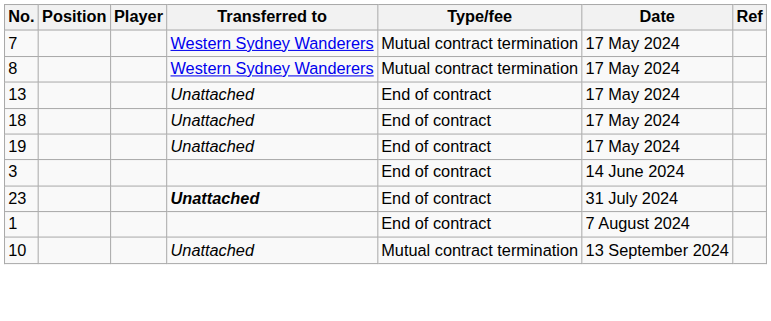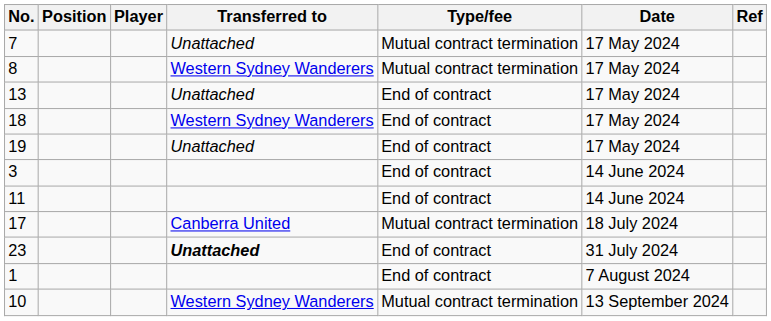(272, 43) Western Sydney Wanderers -> (212, 43) Unattached
(212, 120) Unattached -> (272, 120) Western Sydney Wanderers
+ row: (17, 198)
+ row: (17, 224)
(212, 250) Unattached -> (272, 302) Western Sydney Wanderers
